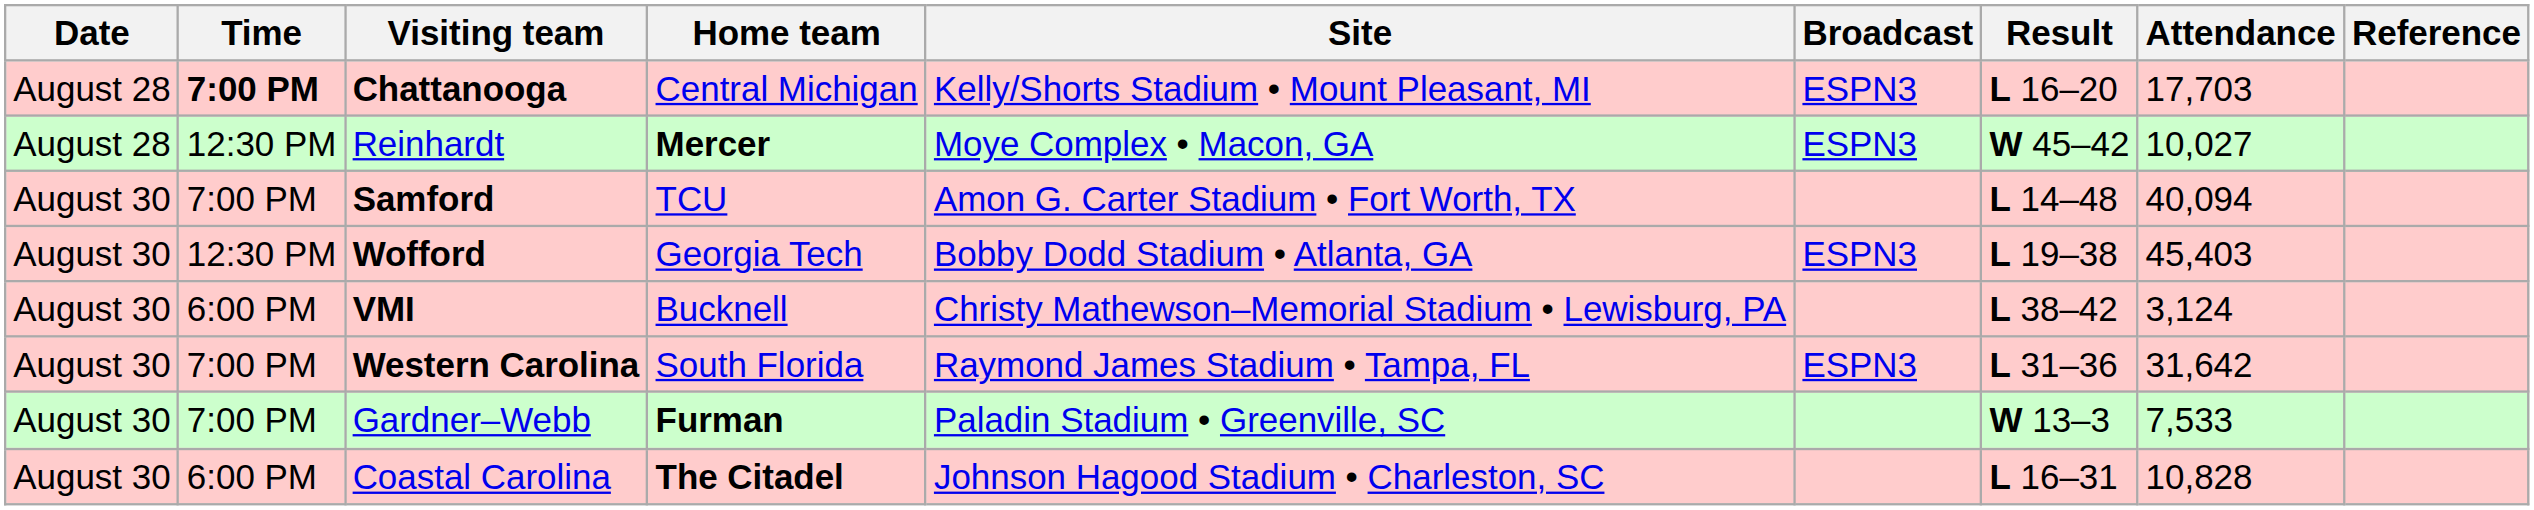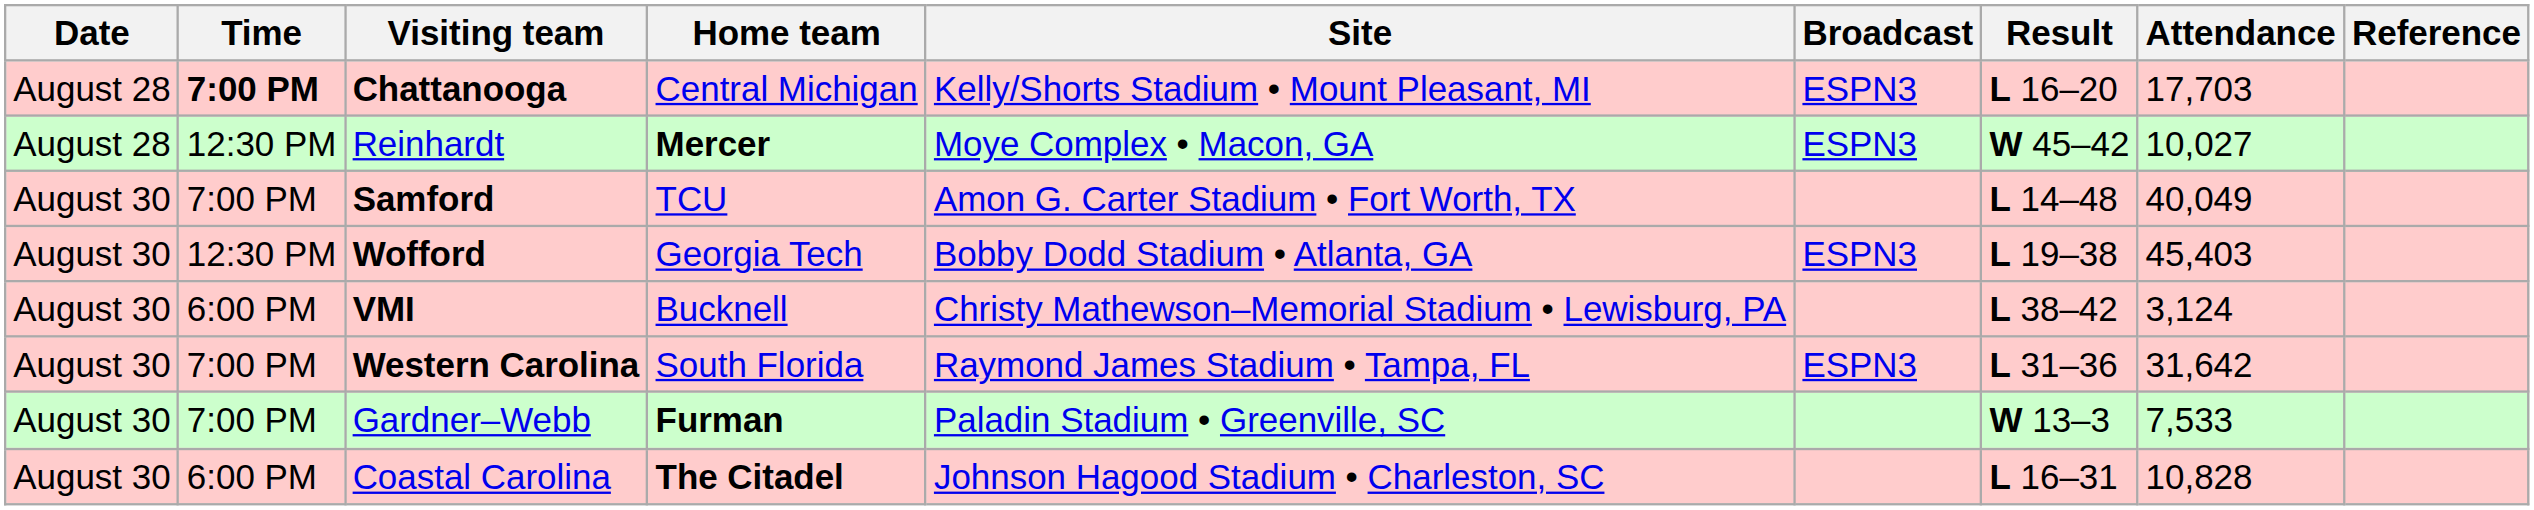(2199, 199) 40,094 -> (2199, 199) 40,049
